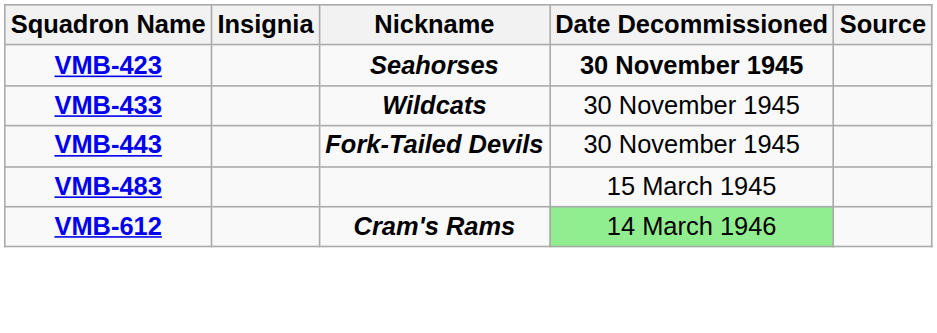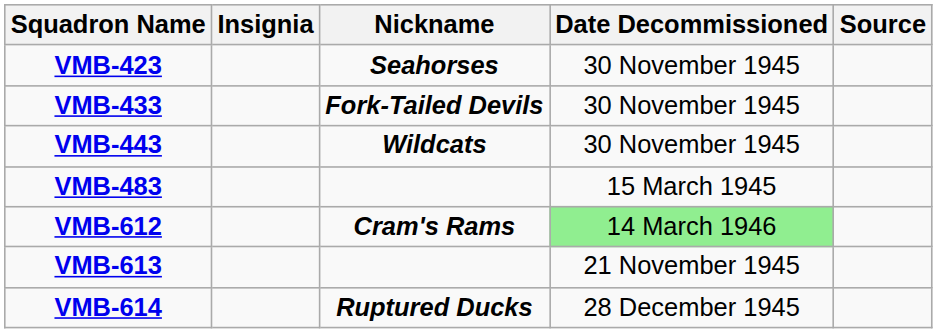(692, 65) bold -> (692, 65) normal
(434, 105) Wildcats -> (434, 105) Fork-Tailed Devils
(434, 145) Fork-Tailed Devils -> (434, 145) Wildcats
+ row: (108, 266)
+ row: (108, 307)
